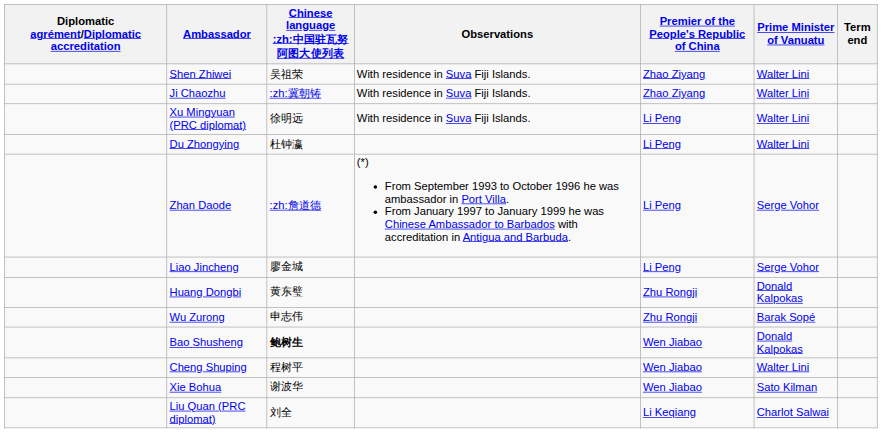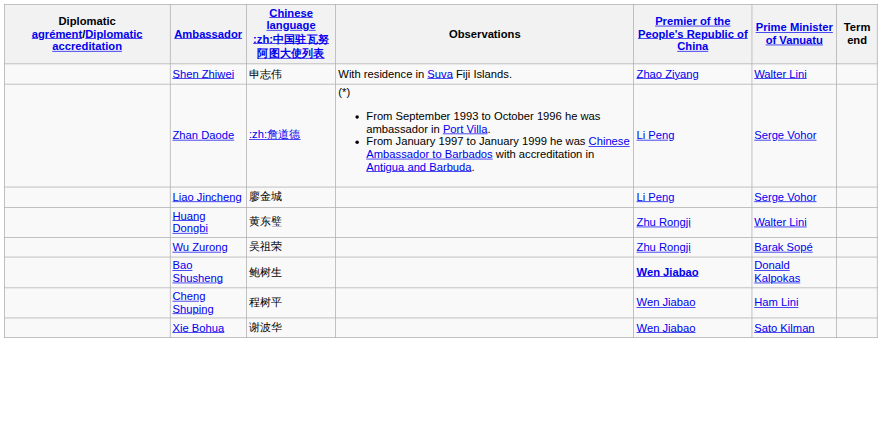(286, 73) 吴祖荣 -> (266, 73) 申志伟
- row: (198, 94)
- row: (208, 119)
- row: (204, 144)
(780, 292) Donald Kalpokas -> (780, 222) Walter Lini
(286, 317) 申志伟 -> (266, 247) 吴祖荣
(286, 342) bold -> (266, 272) normal
(672, 342) normal -> (668, 272) bold
(783, 367) Walter Lini -> (776, 302) Ham Lini
- row: (208, 412)
